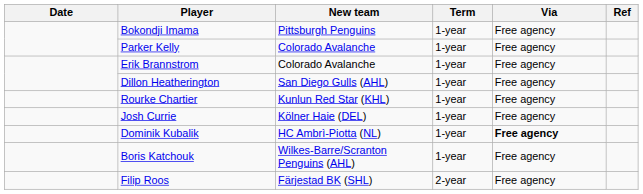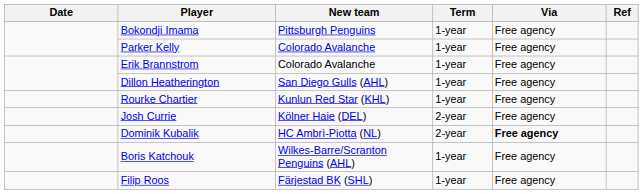(451, 116) 1-year -> (451, 116) 2-year
(451, 133) 1-year -> (451, 133) 2-year
(451, 180) 2-year -> (451, 180) 1-year
